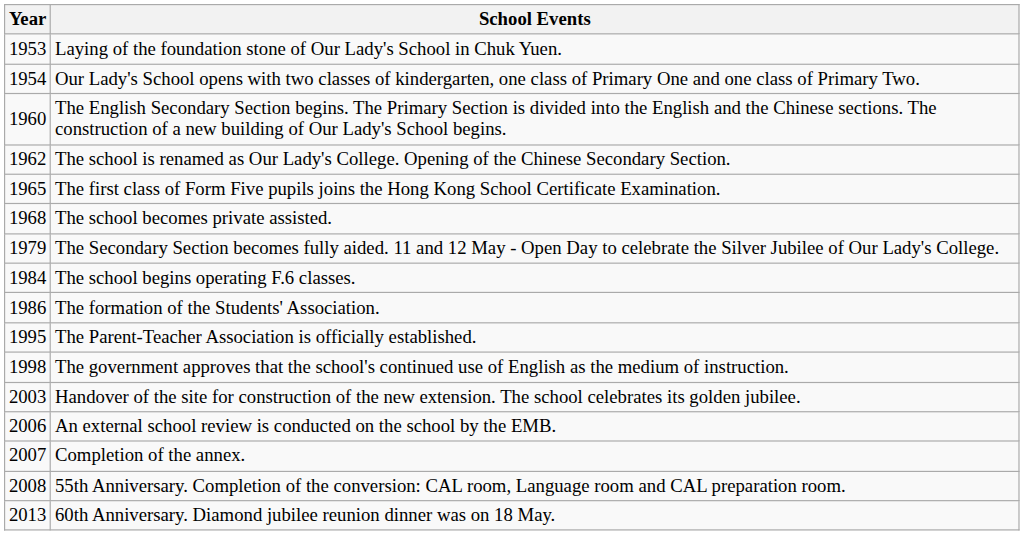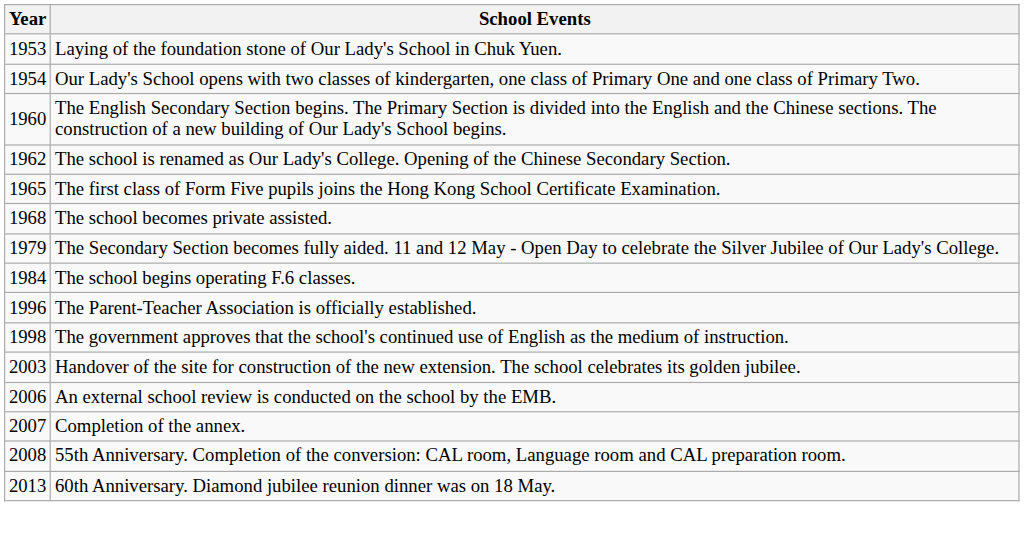- row: (217, 307)
(28, 337) 1995 -> (28, 307) 1996
